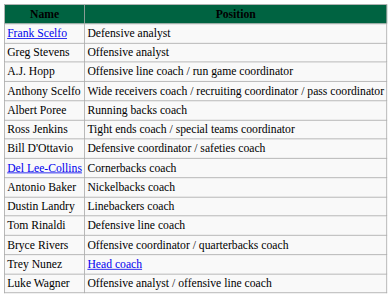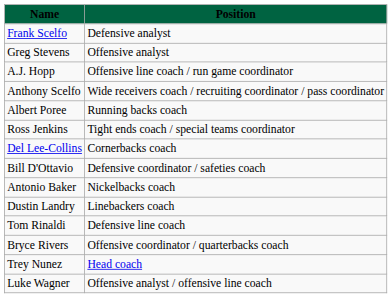rows swapped: (40, 149) <-> (45, 168)
